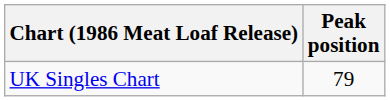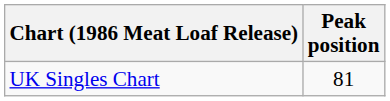(344, 78) 79 -> (344, 78) 81
